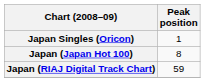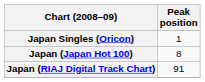(179, 69) 59 -> (179, 69) 91
